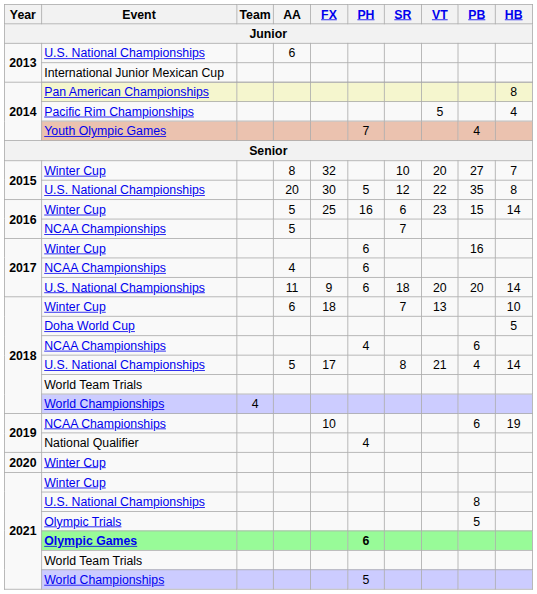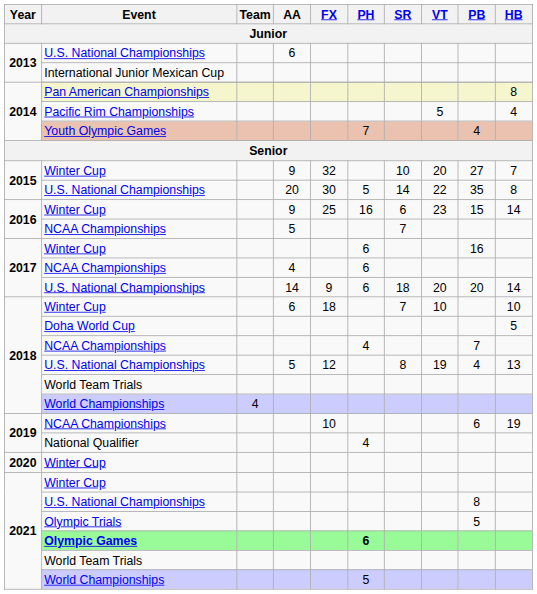(292, 170) 8 -> (292, 170) 9
(403, 190) 12 -> (403, 190) 14
(292, 209) 5 -> (292, 209) 9
(292, 287) 11 -> (292, 287) 14
(440, 307) 13 -> (440, 307) 10
(477, 346) 6 -> (477, 346) 7
(329, 365) 17 -> (329, 365) 12
(440, 365) 21 -> (440, 365) 19
(514, 365) 14 -> (514, 365) 13
